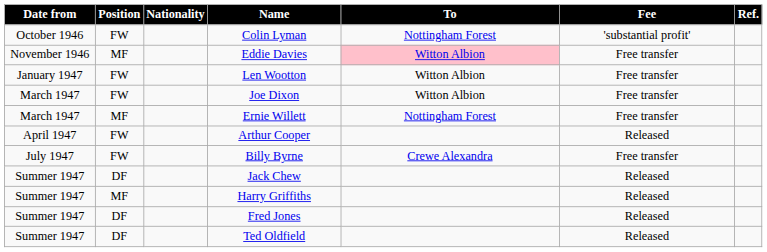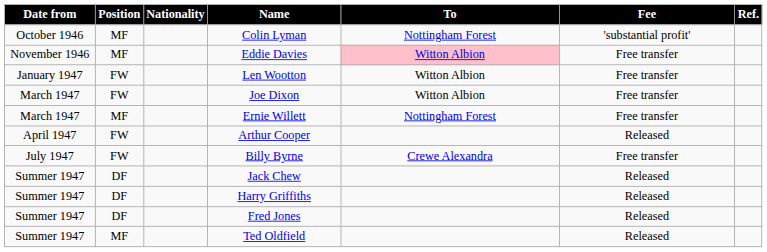(119, 35) FW -> (119, 35) MF
(119, 196) MF -> (119, 196) DF
(119, 237) DF -> (119, 237) MF
